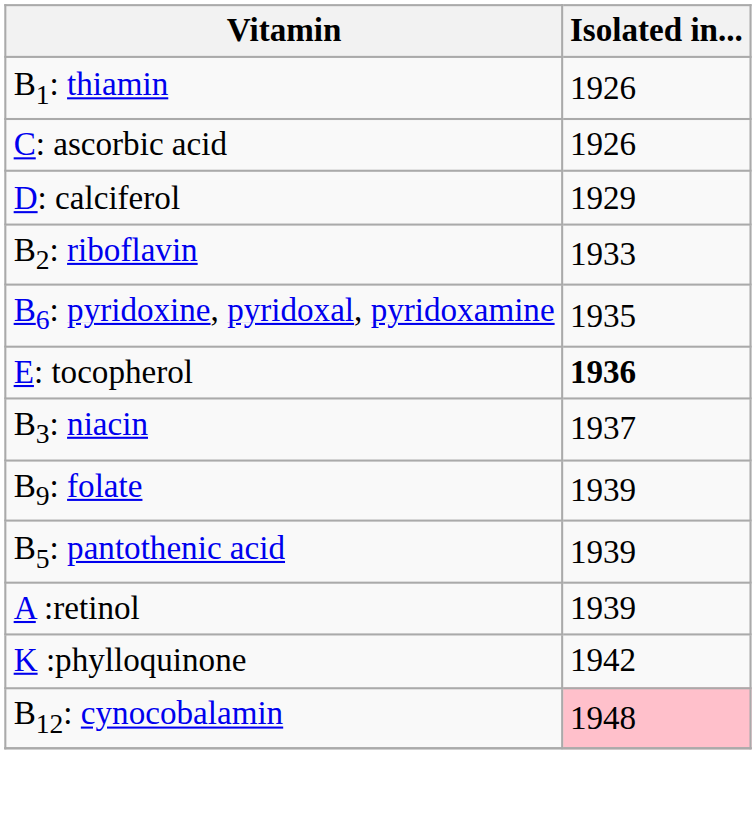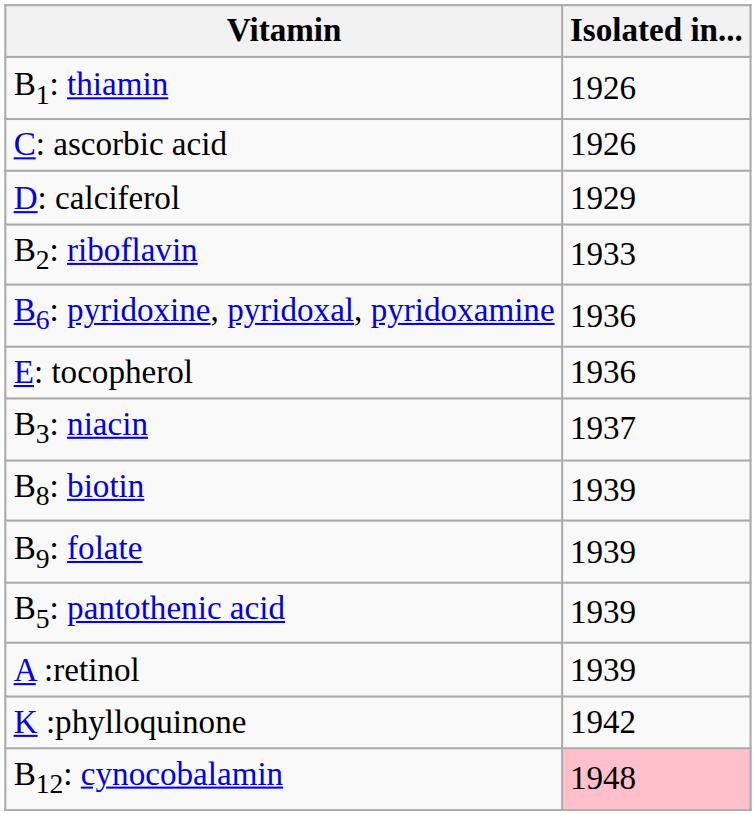(603, 315) 1935 -> (603, 315) 1936
(603, 372) bold -> (603, 372) normal
+ row: (79, 490)
